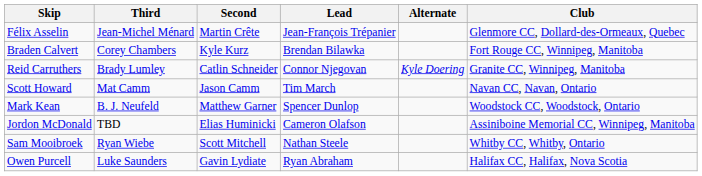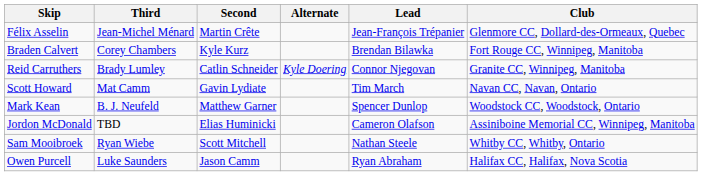columns swapped: (339, 13) <-> (433, 13)
(229, 87) Jason Camm -> (233, 87) Gavin Lydiate
(233, 161) Gavin Lydiate -> (229, 161) Jason Camm
